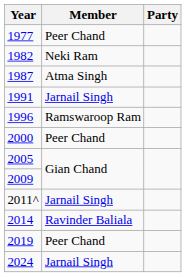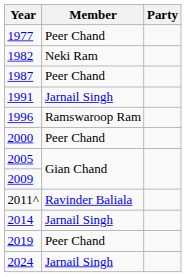(76, 76) Atma Singh -> (75, 76) Peer Chand
(79, 199) Jarnail Singh -> (89, 199) Ravinder Baliala
(89, 220) Ravinder Baliala -> (79, 220) Jarnail Singh
